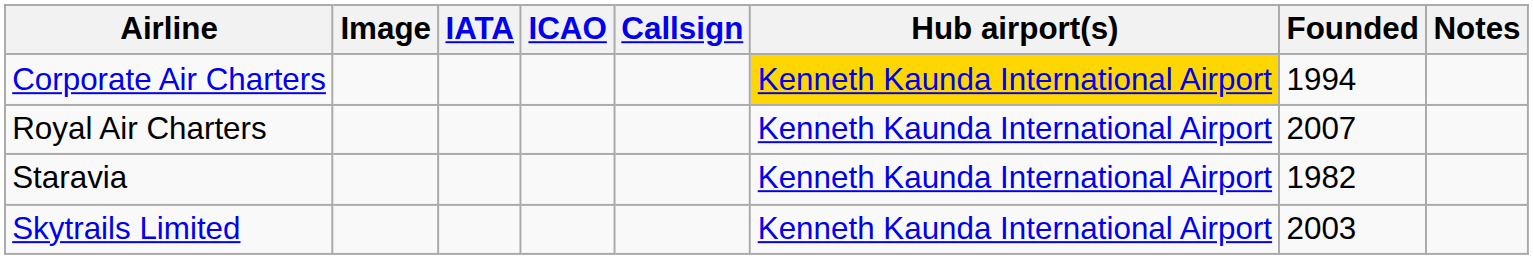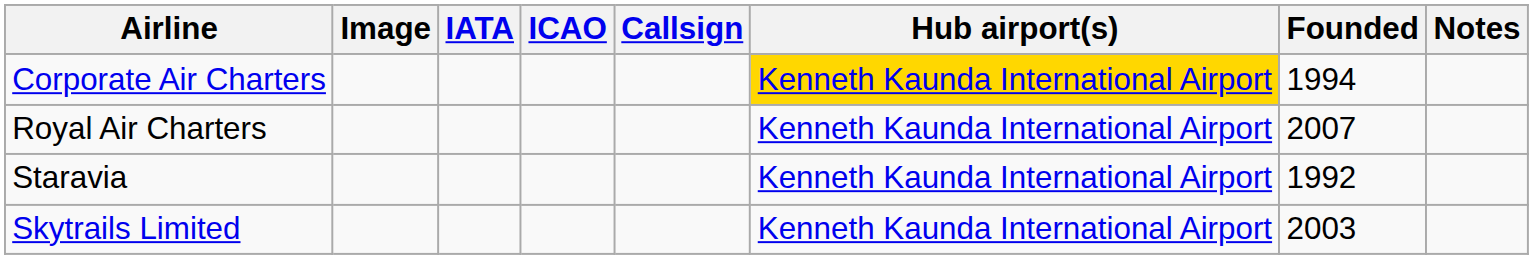(1321, 178) 1982 -> (1321, 178) 1992
